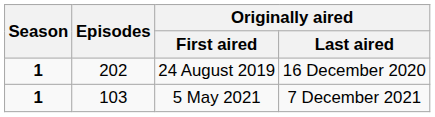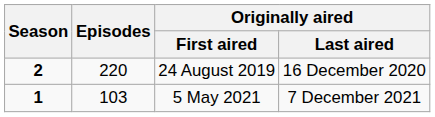(38, 71) 1 -> (38, 71) 2
(113, 71) 202 -> (113, 71) 220
